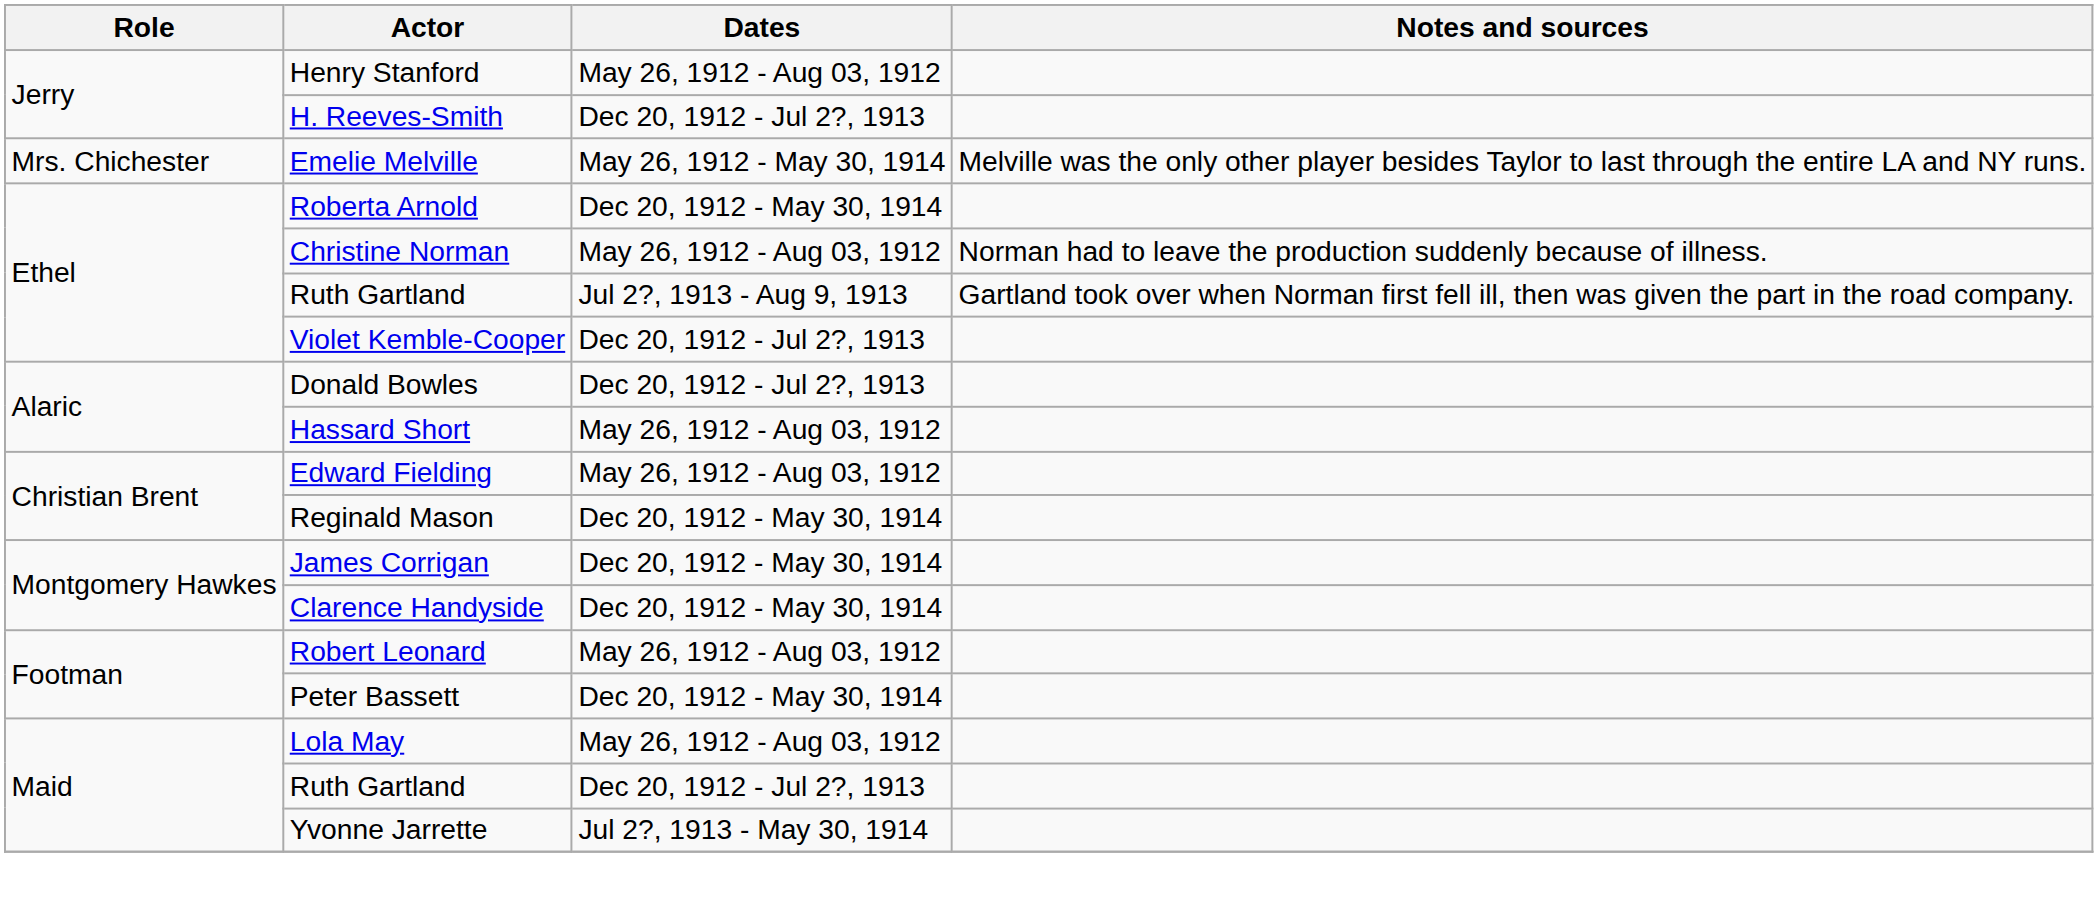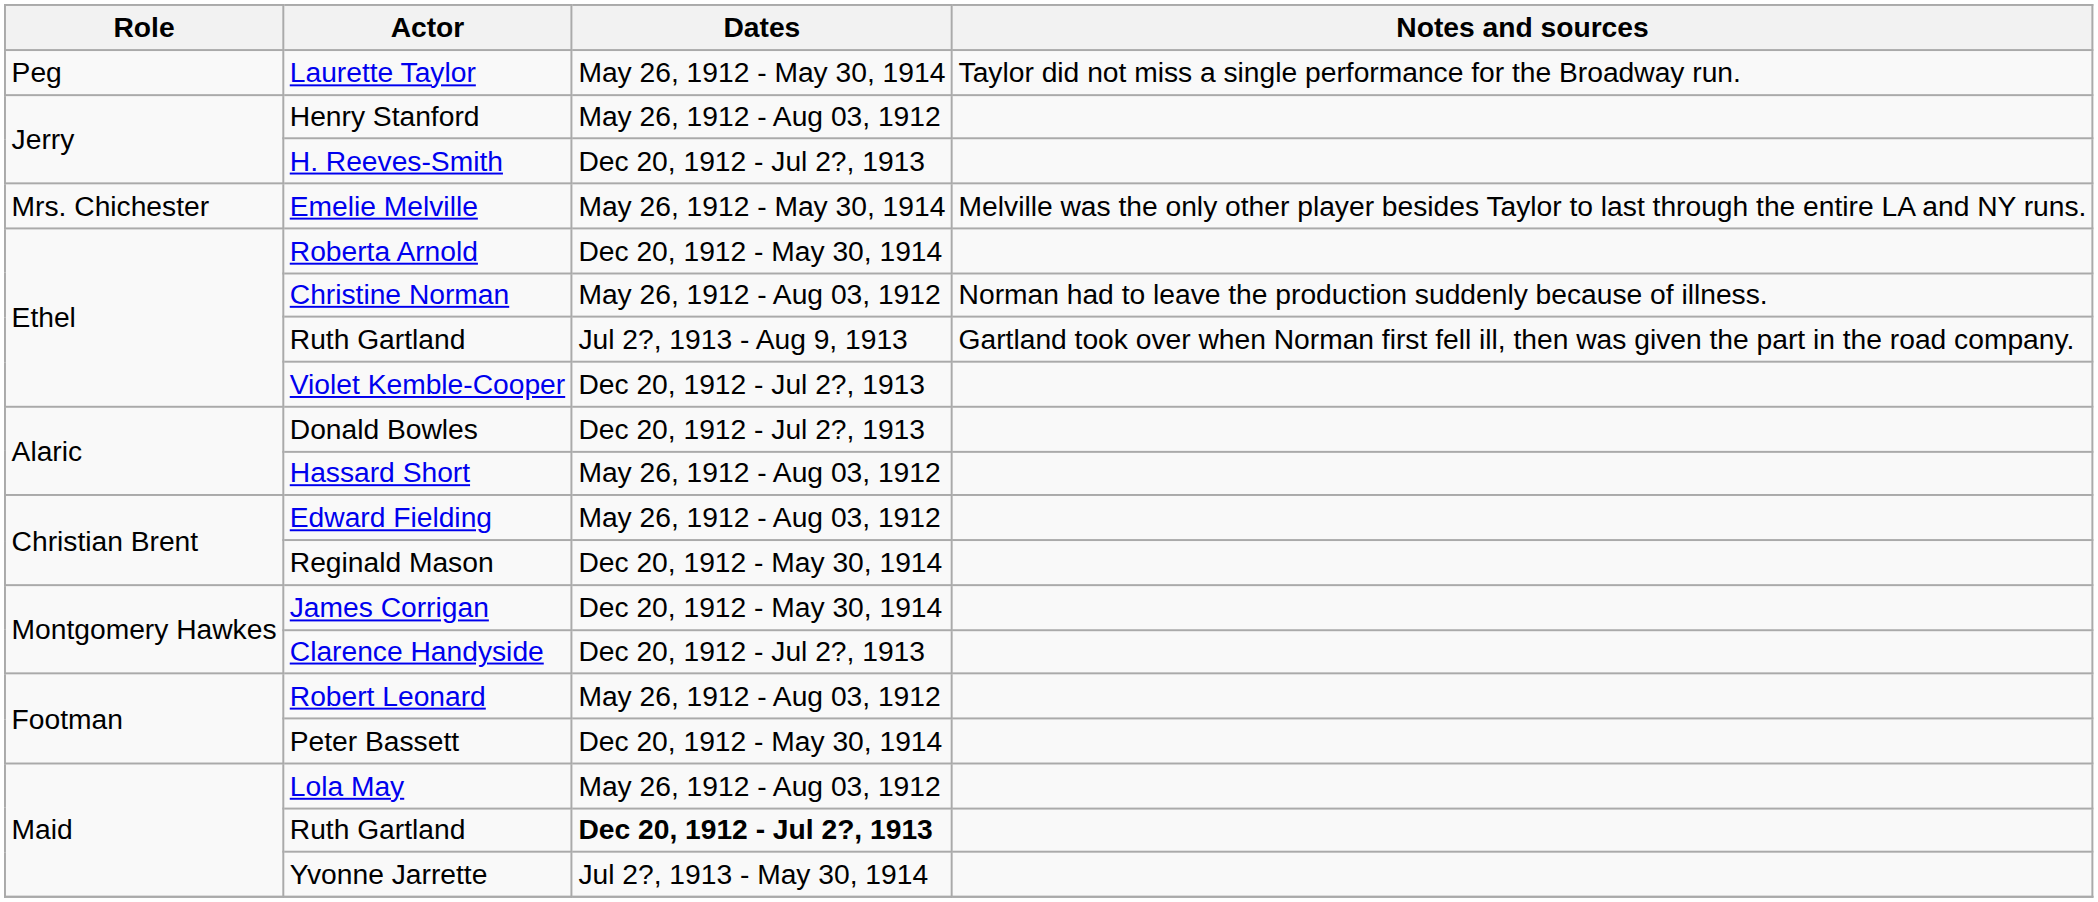+ row: (37, 72)
(760, 607) Dec 20, 1912 - May 30, 1914 -> (752, 652) Dec 20, 1912 - Jul 2?, 1913
(752, 786) normal -> (756, 830) bold
